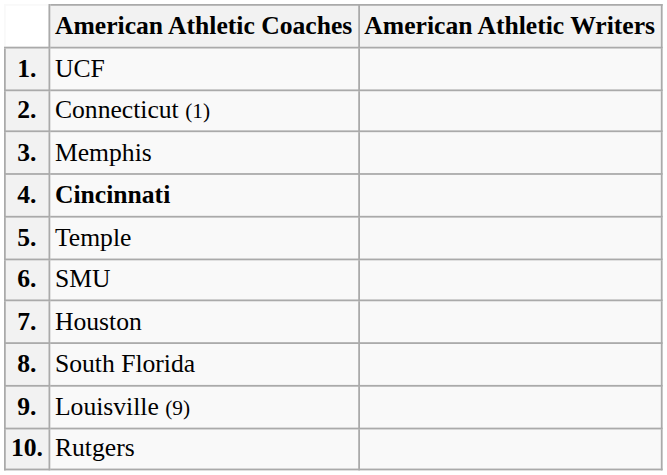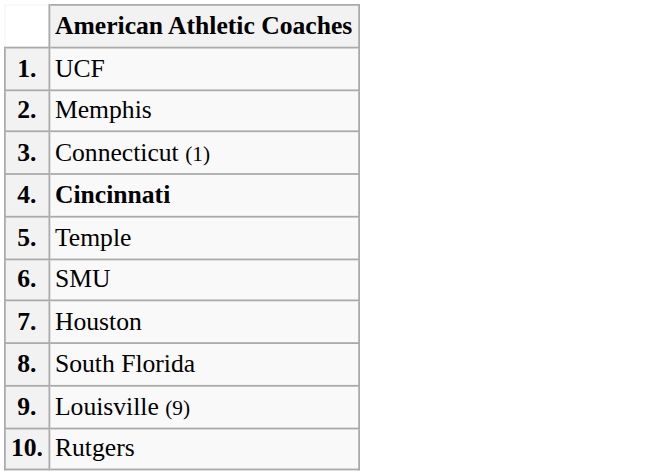- column: (510, 26)
(133, 110) Connecticut (1) -> (103, 110) Memphis
(103, 152) Memphis -> (133, 152) Connecticut (1)
